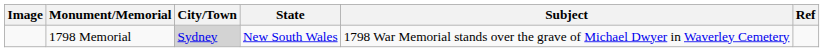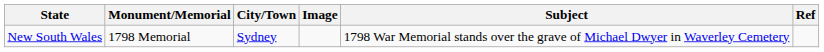columns swapped: (25, 15) <-> (290, 15)
(197, 36) lightgrey background -> (257, 36) no background
